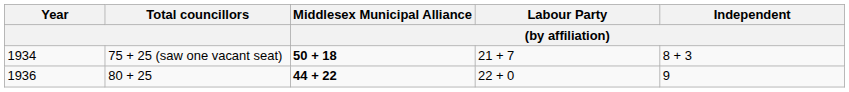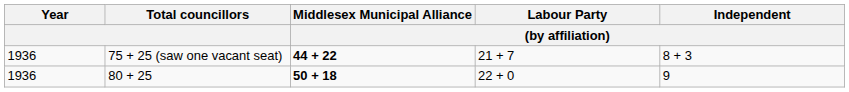(22, 55) 1934 -> (22, 55) 1936
(315, 55) 50 + 18 -> (315, 55) 44 + 22
(315, 76) 44 + 22 -> (315, 76) 50 + 18
